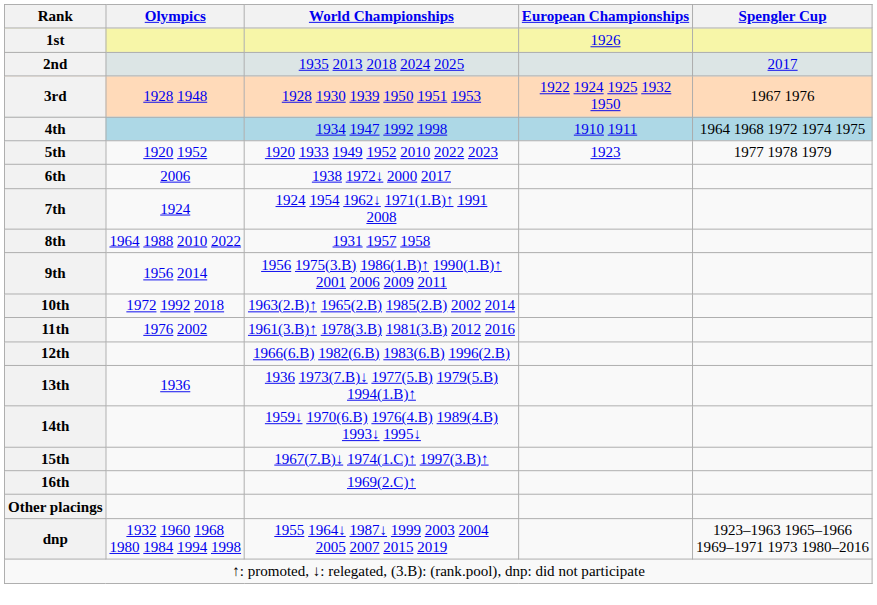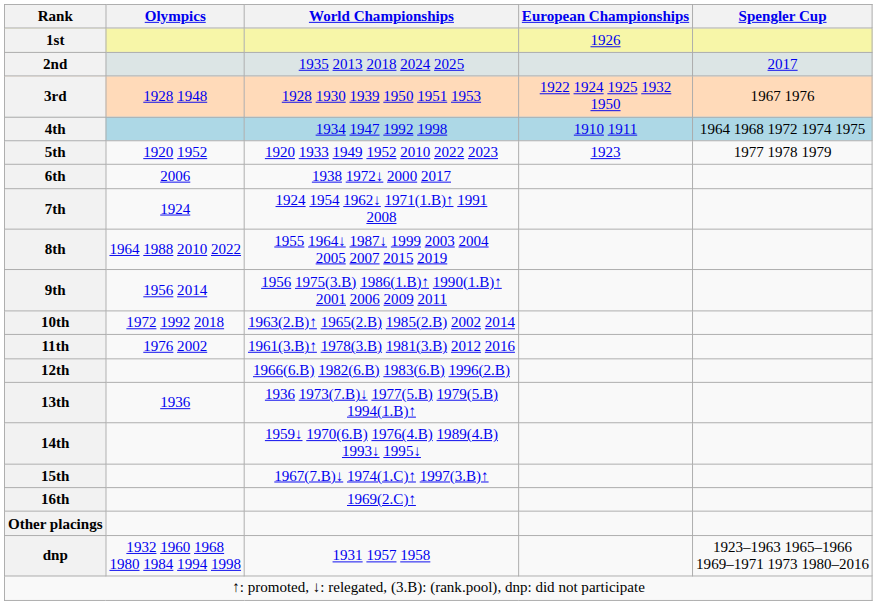(381, 241) 1931 1957 1958 -> (381, 249) 1955 1964↓ 1987↓ 1999 2003 2004 2005 2007 2015 2019
(381, 538) 1955 1964↓ 1987↓ 1999 2003 2004 2005 2007 2015 2019 -> (381, 555) 1931 1957 1958
